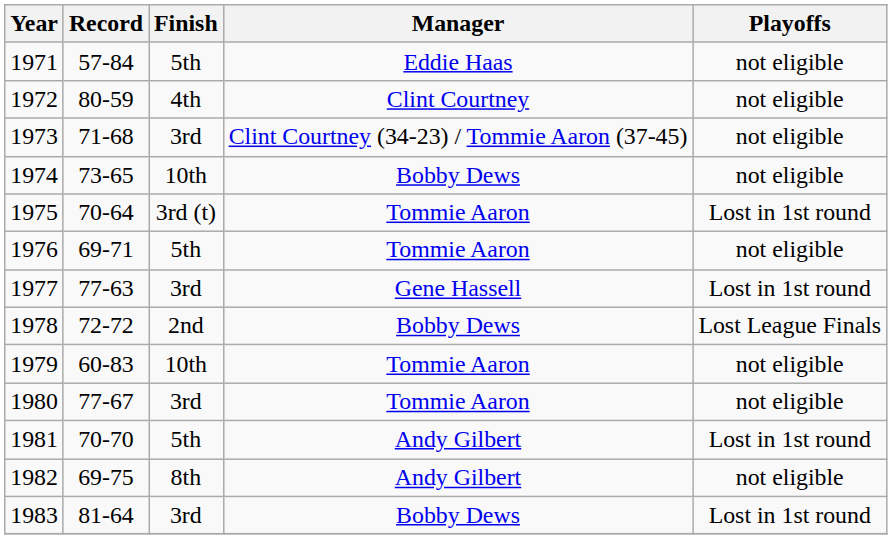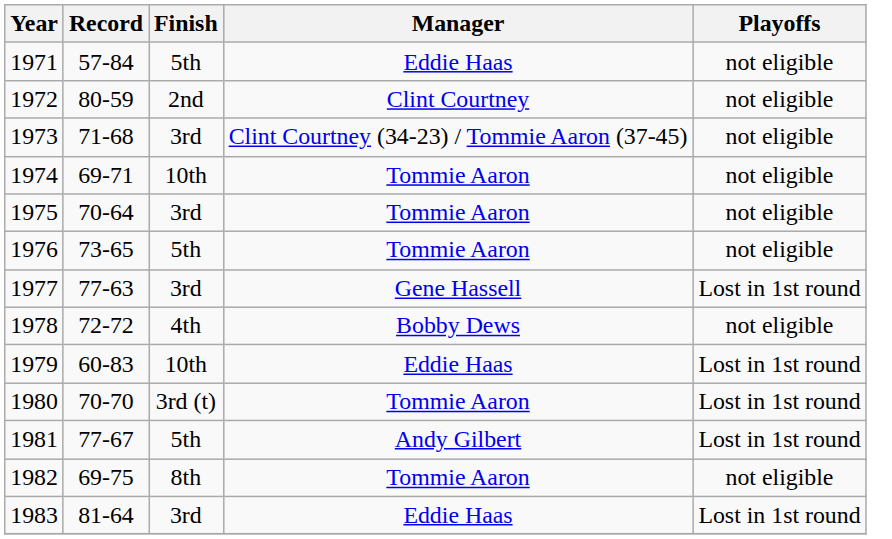(186, 99) 4th -> (186, 99) 2nd
(106, 174) 73-65 -> (106, 174) 69-71
(458, 174) Bobby Dews -> (458, 174) Tommie Aaron
(186, 212) 3rd (t) -> (186, 212) 3rd
(790, 212) Lost in 1st round -> (779, 212) not eligible
(106, 250) 69-71 -> (106, 250) 73-65
(186, 325) 2nd -> (186, 325) 4th
(790, 325) Lost League Finals -> (779, 325) not eligible
(458, 363) Tommie Aaron -> (458, 363) Eddie Haas
(790, 363) not eligible -> (780, 363) Lost in 1st round
(106, 401) 77-67 -> (106, 401) 70-70
(186, 401) 3rd -> (186, 401) 3rd (t)
(790, 401) not eligible -> (780, 401) Lost in 1st round
(106, 439) 70-70 -> (106, 439) 77-67
(458, 477) Andy Gilbert -> (458, 477) Tommie Aaron
(458, 514) Bobby Dews -> (458, 514) Eddie Haas
